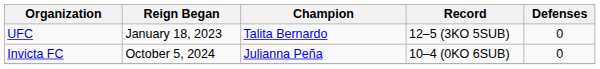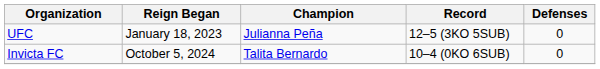(286, 34) Talita Bernardo -> (283, 34) Julianna Peña
(283, 53) Julianna Peña -> (286, 53) Talita Bernardo
